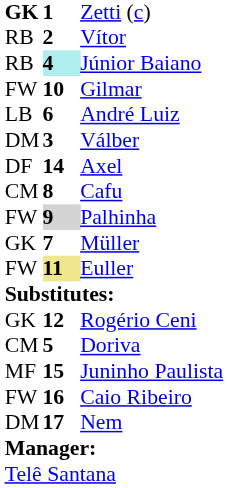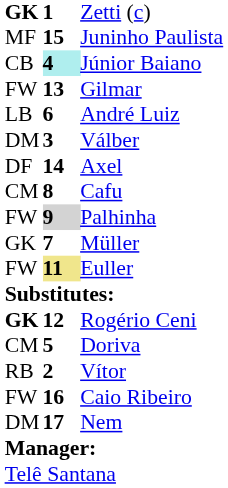rows swapped: (103, 37) <-> (152, 370)
(19, 62) RB -> (19, 62) CB
(53, 88) 10 -> (53, 88) 13
(20, 319) normal -> (22, 319) bold
